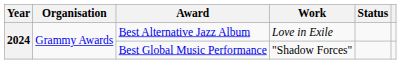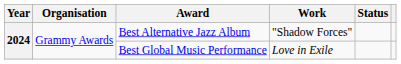(302, 31) Love in Exile -> (312, 31) "Shadow Forces"
(312, 50) "Shadow Forces" -> (302, 50) Love in Exile
